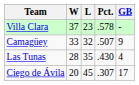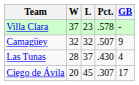(74, 42) 33 -> (74, 42) 32
(88, 57) 35 -> (88, 57) 37
